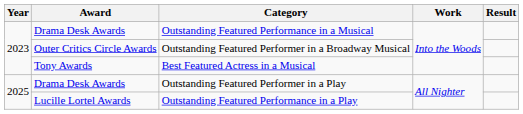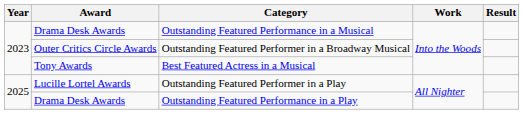(80, 83) Drama Desk Awards -> (82, 83) Lucille Lortel Awards
(82, 100) Lucille Lortel Awards -> (80, 100) Drama Desk Awards
